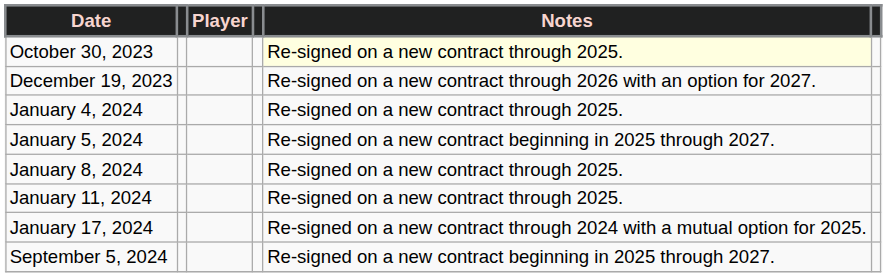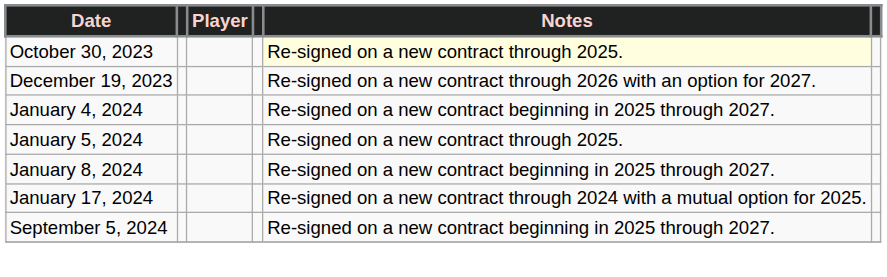(445, 110) Re-signed on a new contract through 2025. -> (521, 110) Re-signed on a new contract beginning in 2025 through 2027.
(521, 140) Re-signed on a new contract beginning in 2025 through 2027. -> (445, 140) Re-signed on a new contract through 2025.
(445, 169) Re-signed on a new contract through 2025. -> (521, 169) Re-signed on a new contract beginning in 2025 through 2027.
- row: (81, 198)
